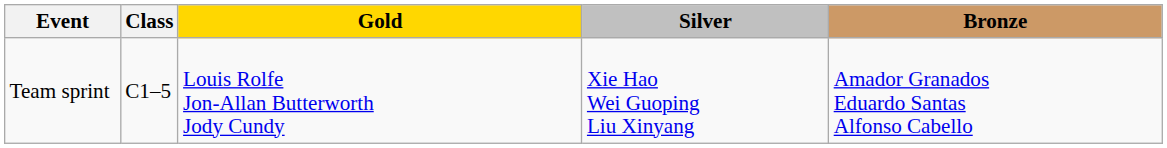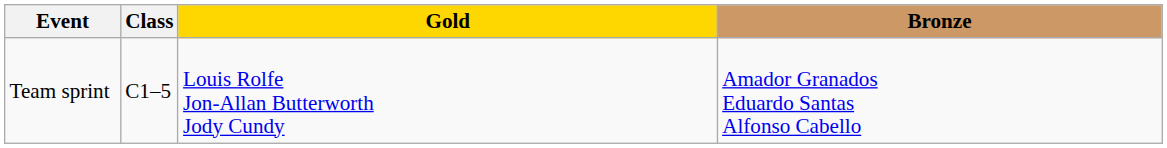- column: (705, 21)
